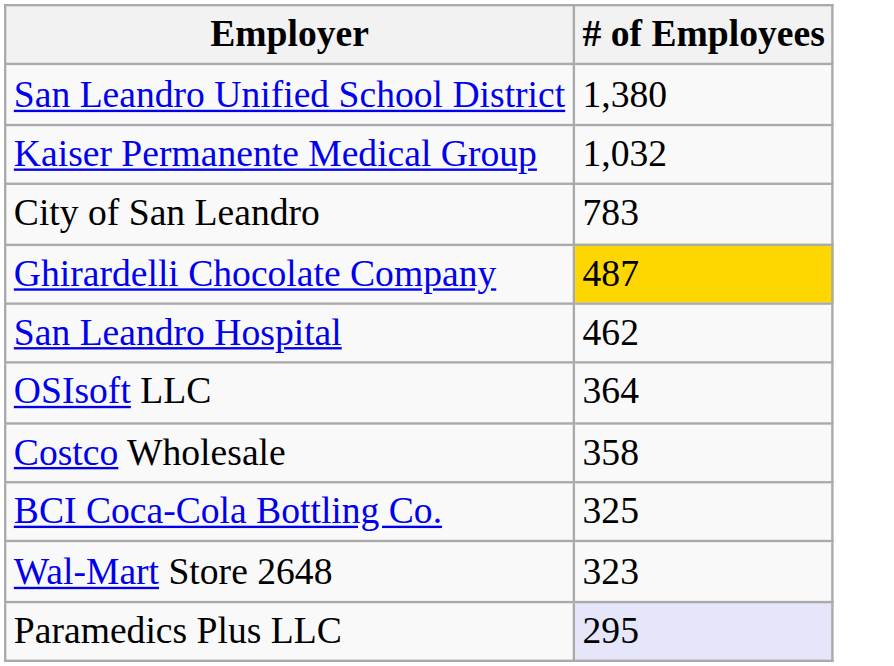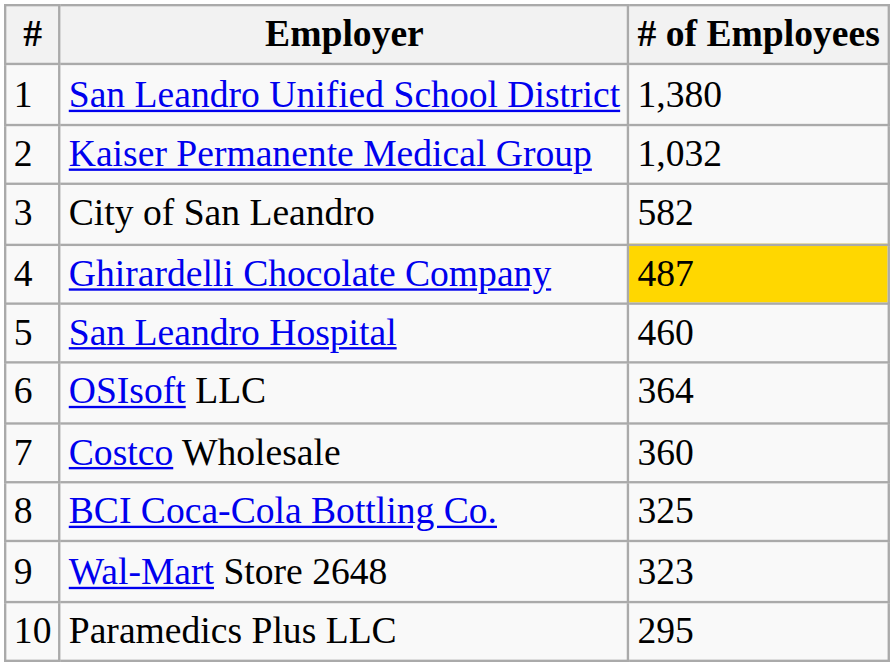+ column: (33, 34)
(611, 213) 783 -> (666, 213) 582
(611, 332) 462 -> (666, 332) 460
(611, 451) 358 -> (666, 451) 360
(611, 630) lavender background -> (666, 630) no background
